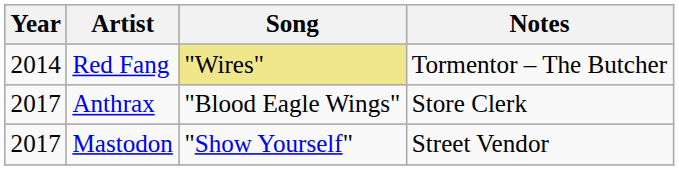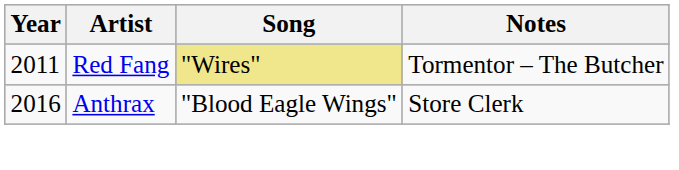(36, 64) 2014 -> (35, 64) 2011
(36, 104) 2017 -> (36, 104) 2016
- row: (123, 143)
